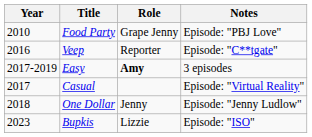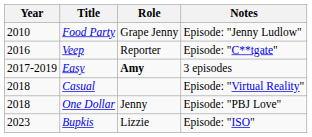(232, 31) Episode: "PBJ Love" -> (243, 31) Episode: "Jenny Ludlow"
(19, 86) 2017 -> (19, 86) 2018
(243, 104) Episode: "Jenny Ludlow" -> (232, 104) Episode: "PBJ Love"
